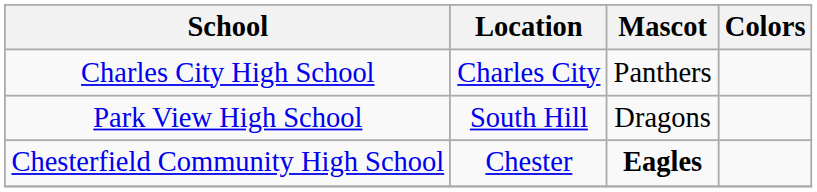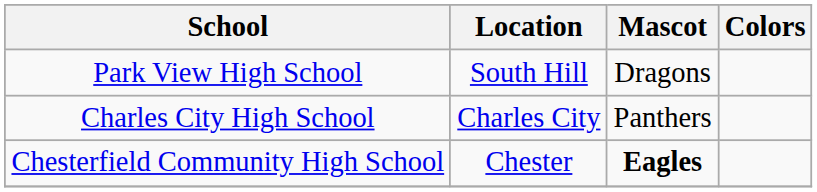rows swapped: (228, 117) <-> (228, 72)
